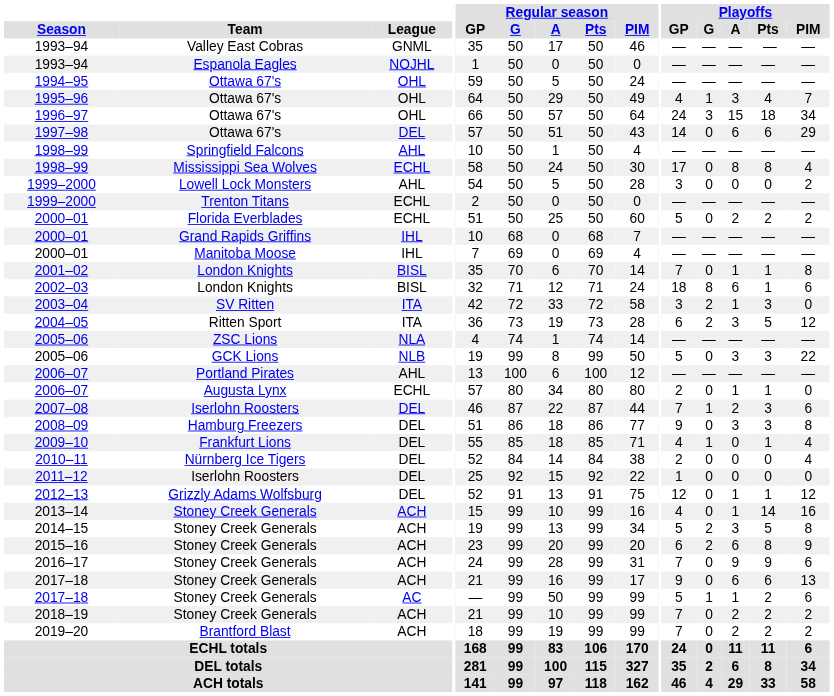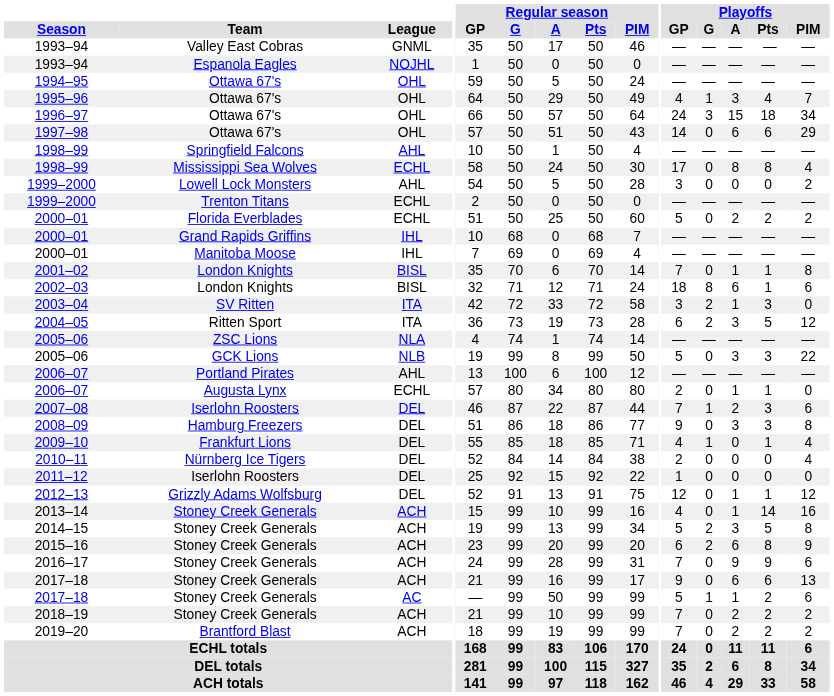(412, 133) DEL -> (412, 133) OHL
